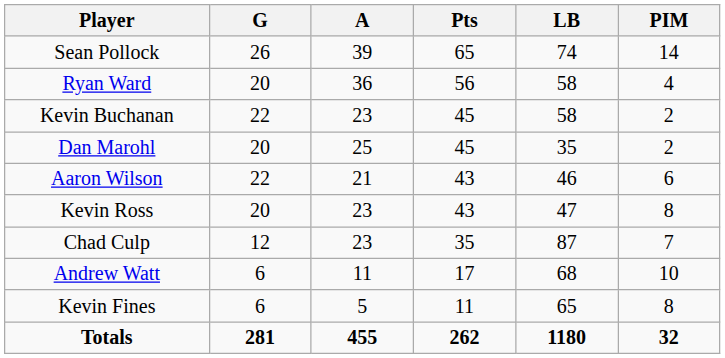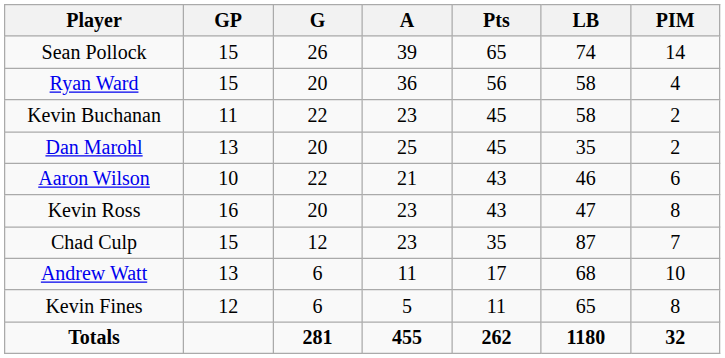+ column: (228, 20)
